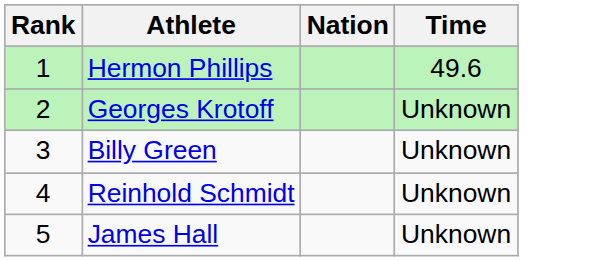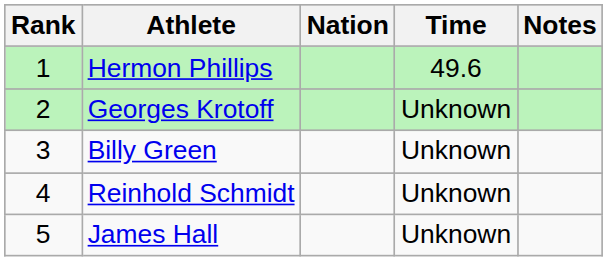+ column: (560, 25)
